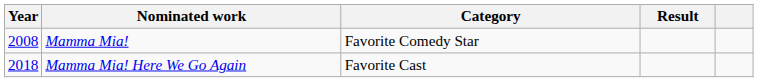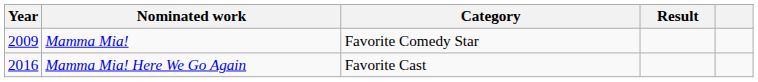(23, 40) 2008 -> (23, 40) 2009
(23, 64) 2018 -> (23, 64) 2016
